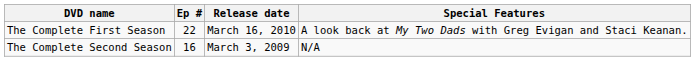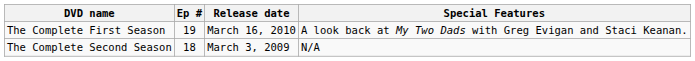(189, 30) 22 -> (189, 30) 19
(189, 47) 16 -> (189, 47) 18
